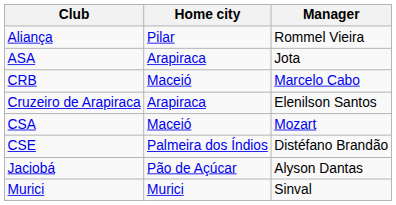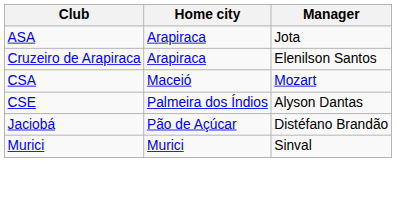- row: (30, 37)
- row: (22, 80)
(331, 146) Distéfano Brandão -> (319, 102) Alyson Dantas
(319, 168) Alyson Dantas -> (331, 124) Distéfano Brandão
